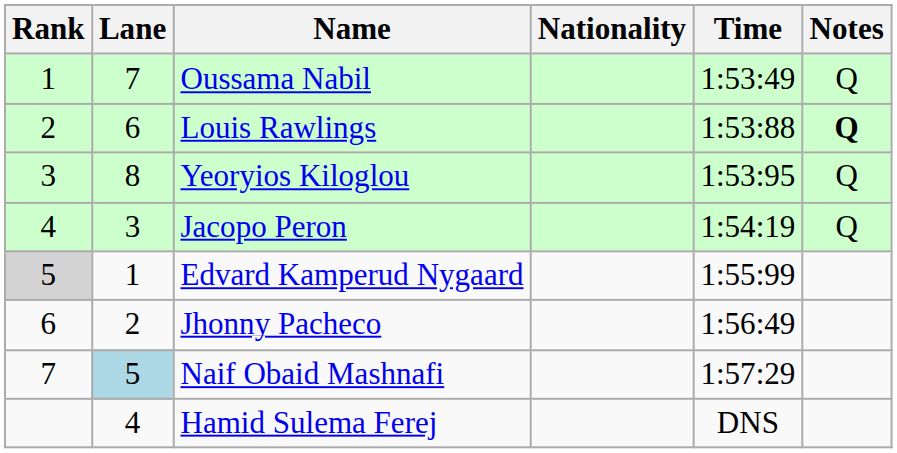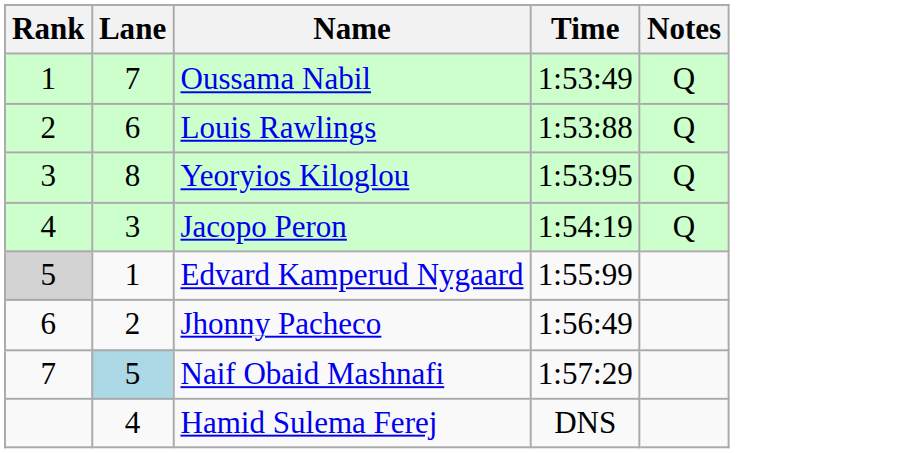- column: (612, 29)
(847, 127) bold -> (684, 127) normal
